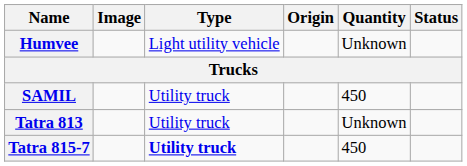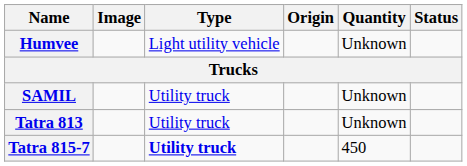(354, 95) 450 -> (374, 95) Unknown
